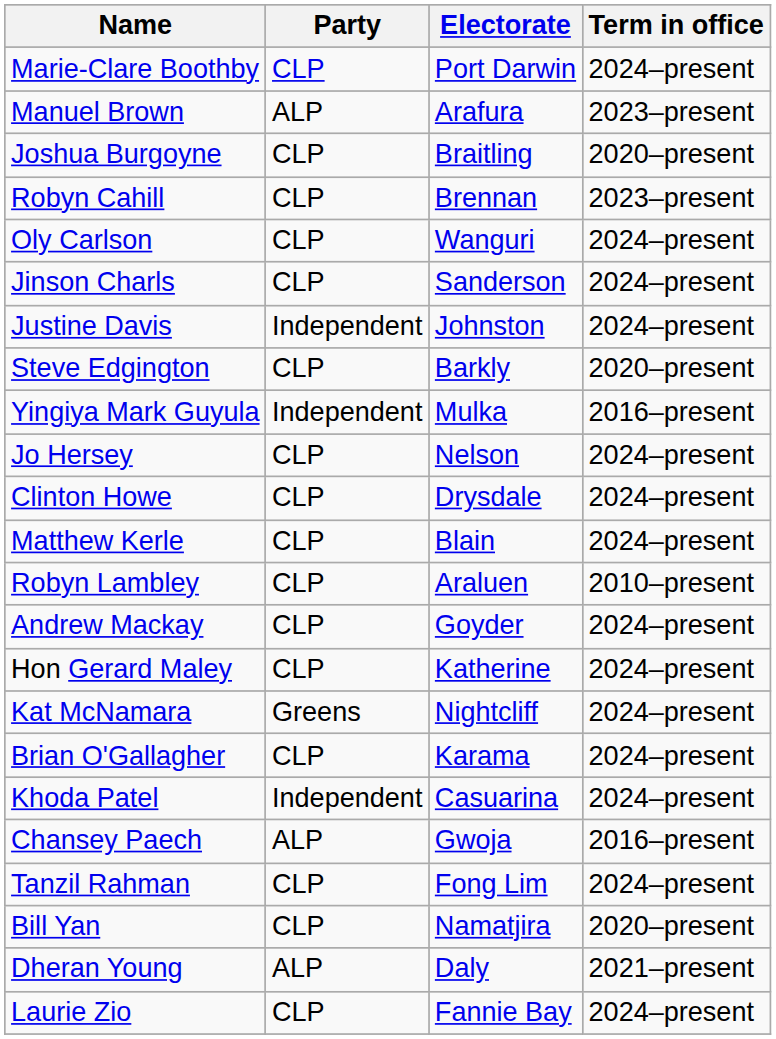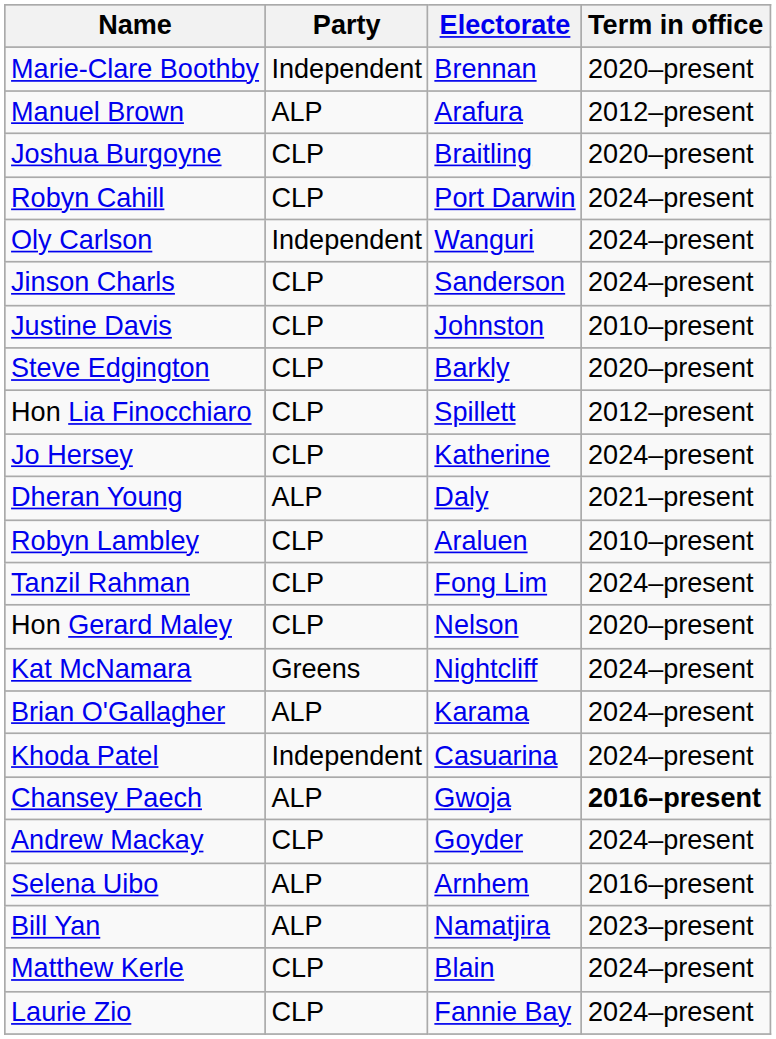(298, 68) CLP -> (347, 68) Independent
(505, 68) Port Darwin -> (485, 68) Brennan
(671, 68) 2024–present -> (671, 68) 2020–present
(671, 111) 2023–present -> (671, 111) 2012–present
(486, 197) Brennan -> (505, 197) Port Darwin
(671, 197) 2023–present -> (671, 197) 2024–present
(298, 240) CLP -> (347, 240) Independent
(347, 326) Independent -> (298, 326) CLP
(671, 326) 2024–present -> (671, 326) 2010–present
+ row: (131, 411)
- row: (135, 411)
(477, 454) Nelson -> (492, 454) Katherine
- row: (91, 497)
rows swapped: (97, 540) <-> (97, 969)
rows swapped: (107, 626) <-> (101, 883)
(493, 669) Katherine -> (476, 626) Nelson
(671, 669) 2024–present -> (671, 626) 2020–present
(298, 754) CLP -> (297, 712) ALP
(671, 840) normal -> (675, 797) bold
+ row: (85, 883)
(298, 926) CLP -> (297, 926) ALP
(671, 926) 2020–present -> (671, 926) 2023–present
